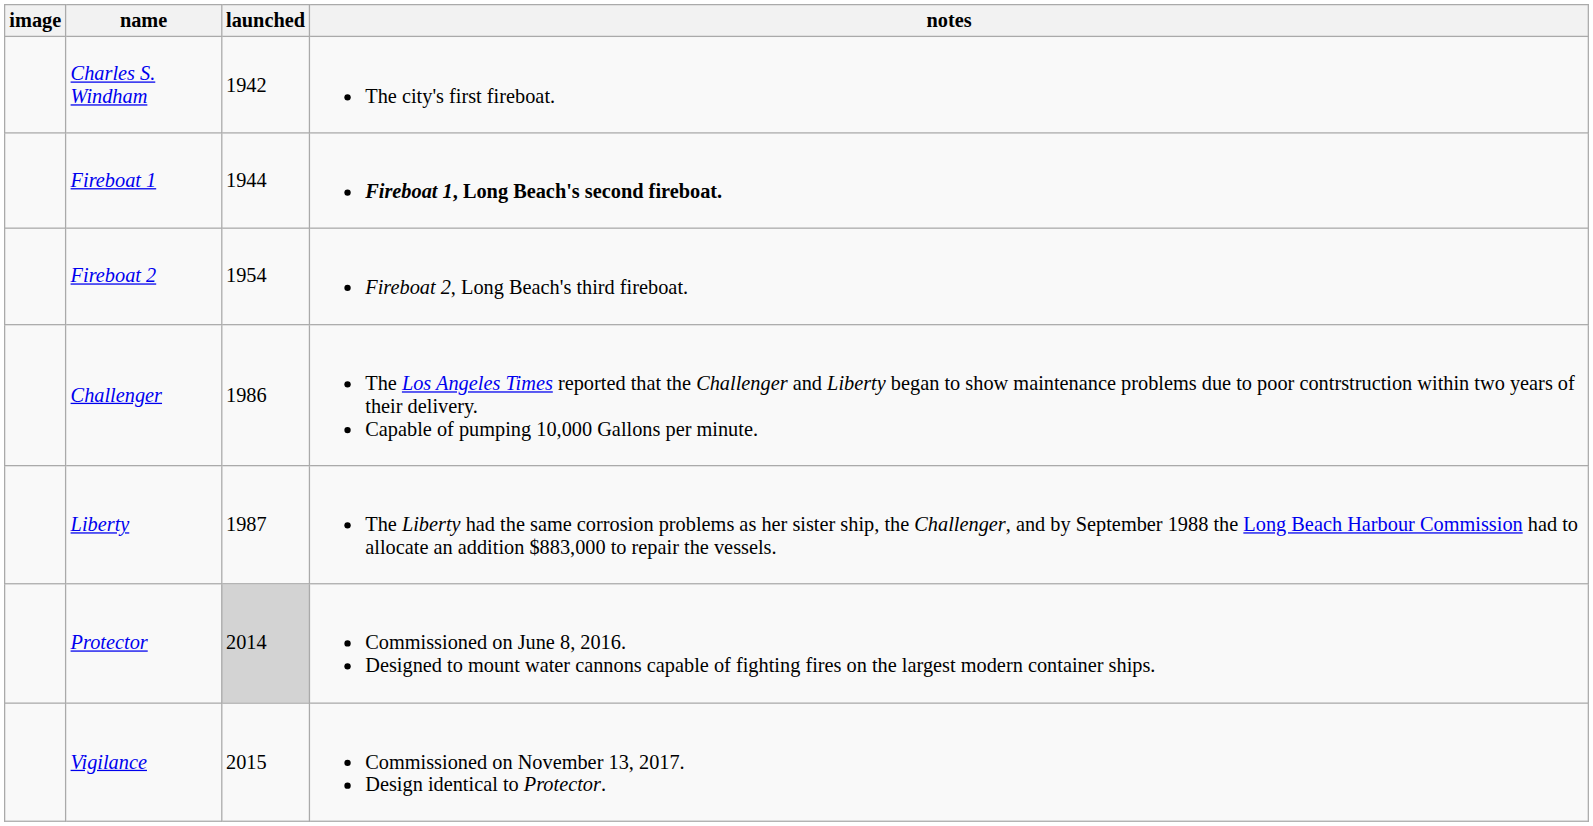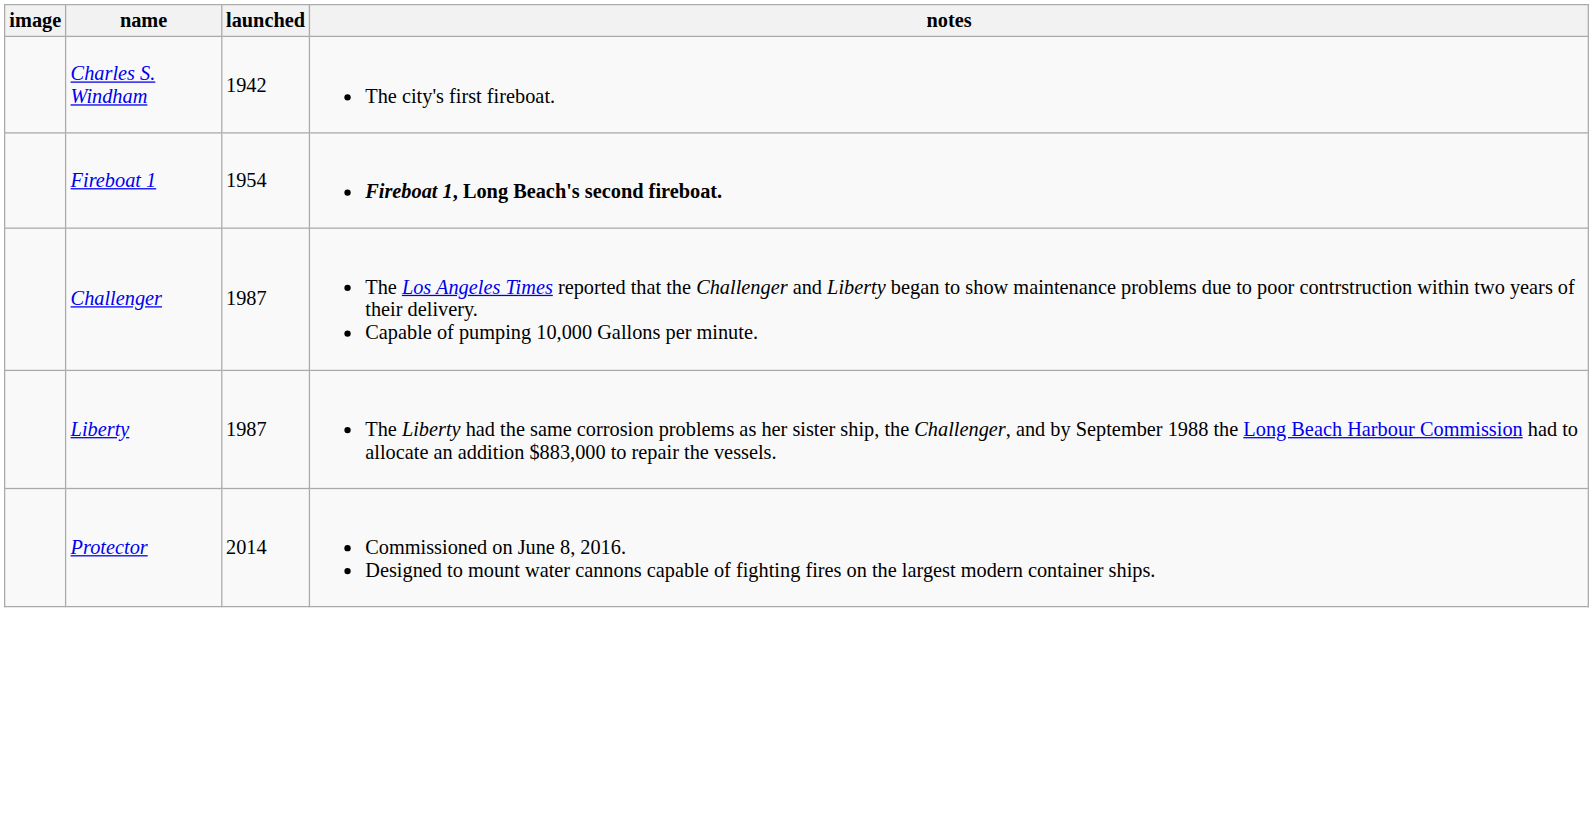(246, 180) 1944 -> (246, 180) 1954
- row: (113, 276)
(246, 394) 1986 -> (246, 298) 1987
(246, 643) lightgrey background -> (246, 547) no background
- row: (109, 761)
